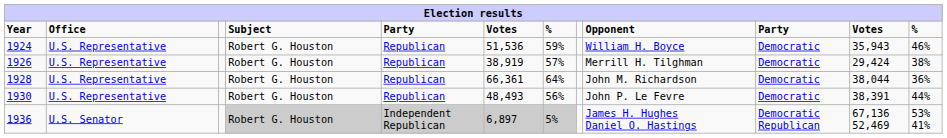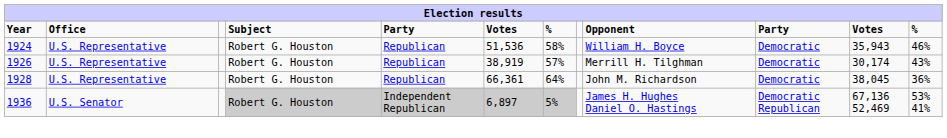(555, 46) 59% -> (555, 46) 58%
(871, 63) 29,424 -> (871, 63) 30,174
(921, 63) 38% -> (921, 63) 43%
(871, 80) 38,044 -> (871, 80) 38,045
- row: (19, 96)
